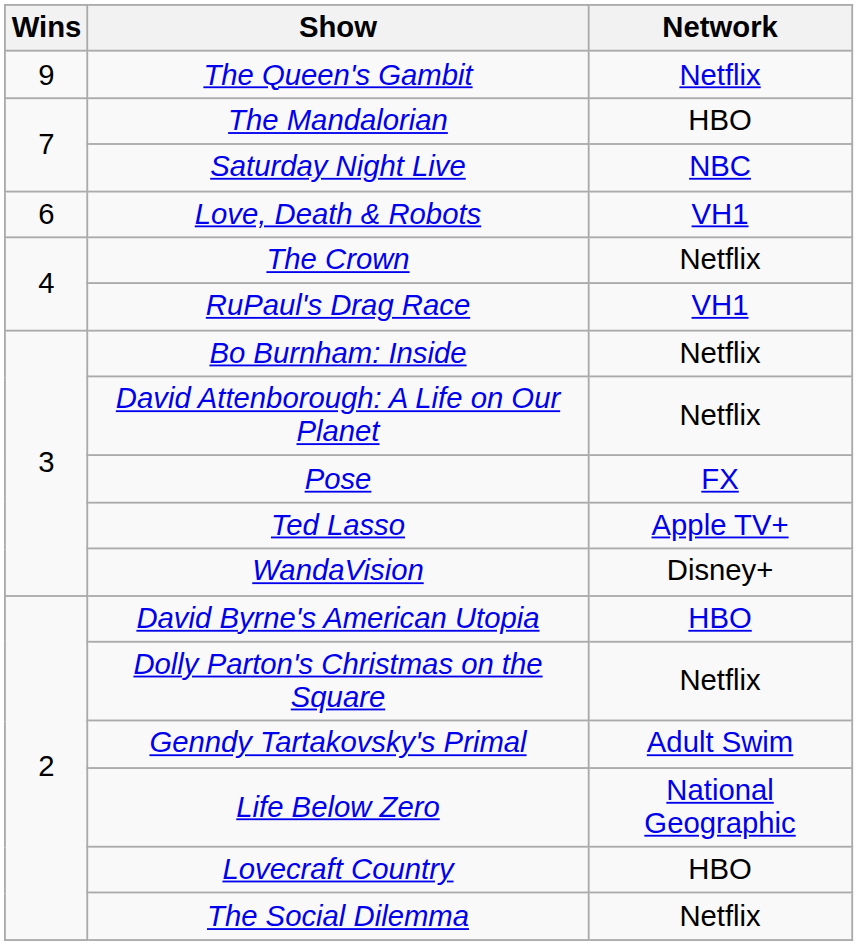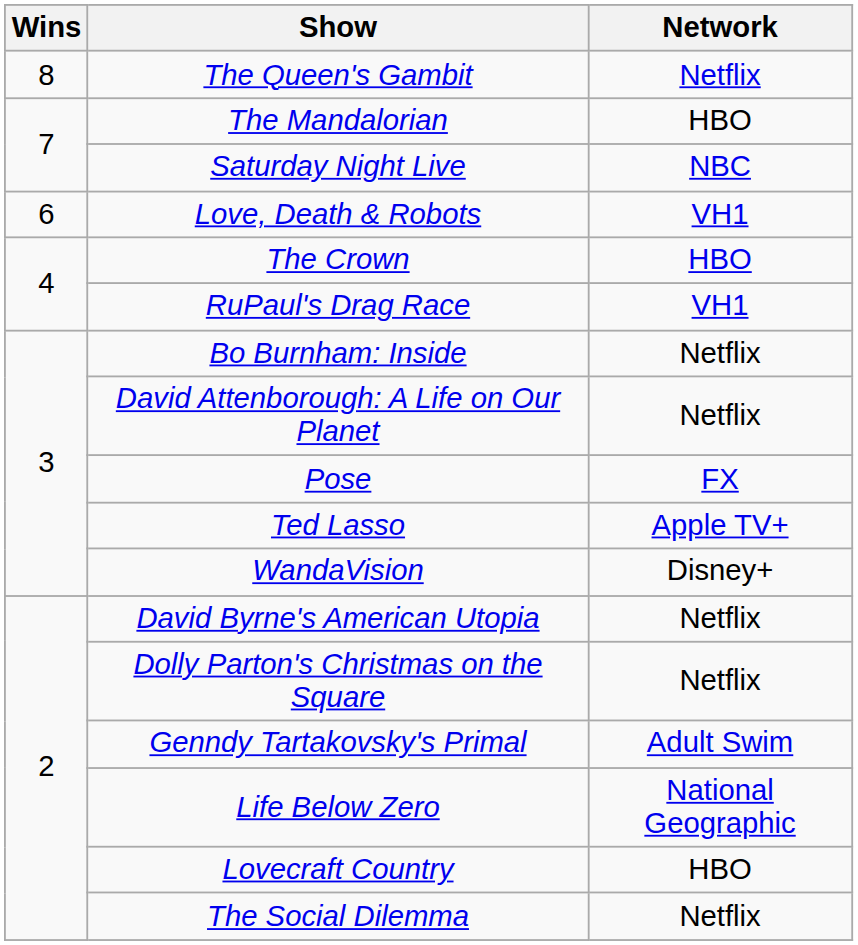(46, 74) 9 -> (46, 74) 8
(720, 259) Netflix -> (720, 259) HBO
(720, 617) HBO -> (720, 617) Netflix
